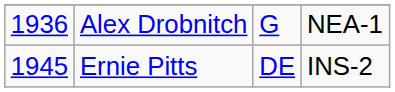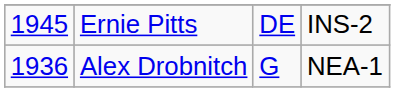rows swapped: (164, 24) <-> (139, 65)
